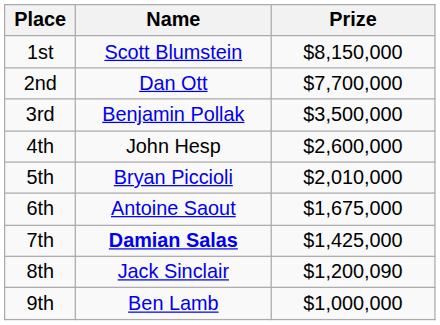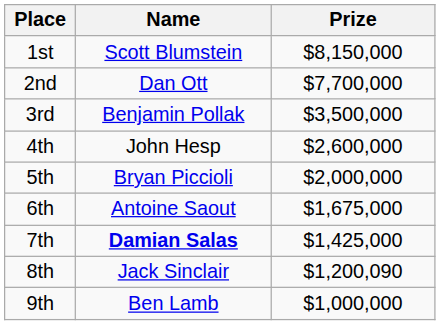(353, 177) $2,010,000 -> (353, 177) $2,000,000
